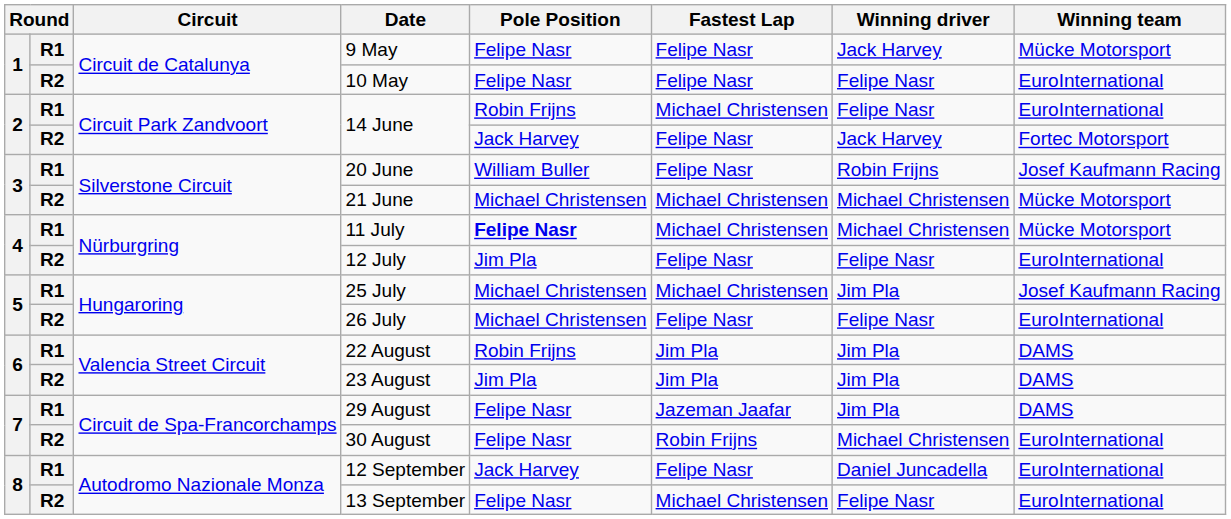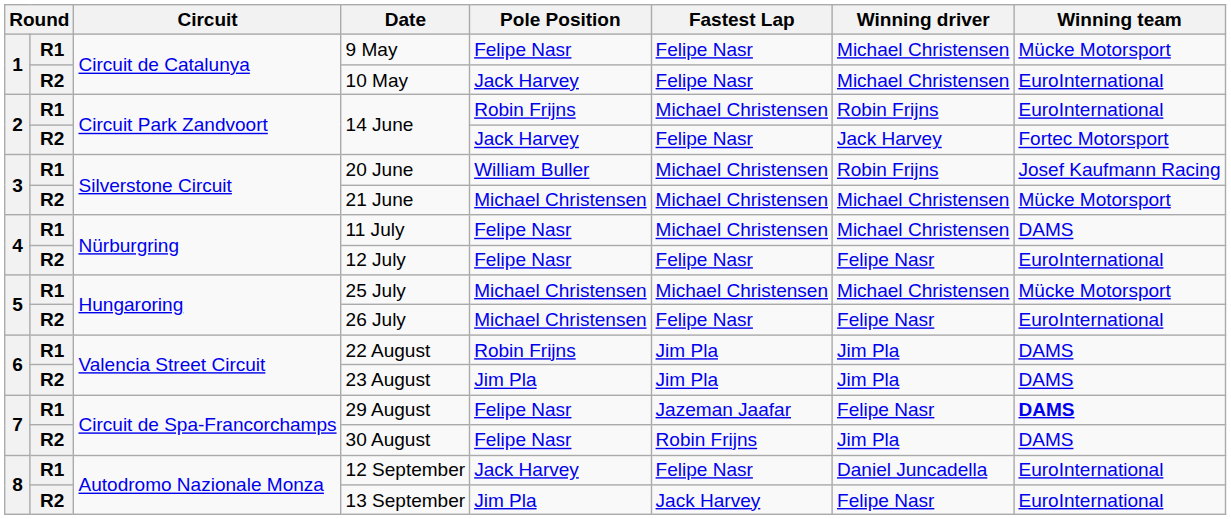(889, 49) Jack Harvey -> (923, 49) Michael Christensen
(523, 79) Felipe Nasr -> (527, 79) Jack Harvey
(886, 79) Felipe Nasr -> (923, 79) Michael Christensen
(886, 109) Felipe Nasr -> (888, 109) Robin Frijns
(704, 169) Felipe Nasr -> (742, 169) Michael Christensen
(525, 229) bold -> (523, 229) normal
(1095, 229) Mücke Motorsport -> (1046, 229) DAMS
(505, 259) Jim Pla -> (523, 259) Felipe Nasr
(868, 289) Jim Pla -> (923, 289) Michael Christensen
(1119, 289) Josef Kaufmann Racing -> (1095, 289) Mücke Motorsport
(868, 409) Jim Pla -> (886, 409) Felipe Nasr
(1046, 409) normal -> (1046, 409) bold
(923, 439) Michael Christensen -> (868, 439) Jim Pla
(1091, 439) EuroInternational -> (1046, 439) DAMS
(523, 500) Felipe Nasr -> (505, 500) Jim Pla
(742, 500) Michael Christensen -> (708, 500) Jack Harvey
